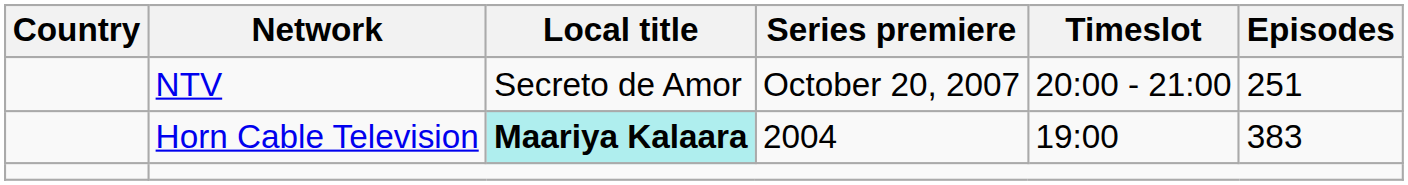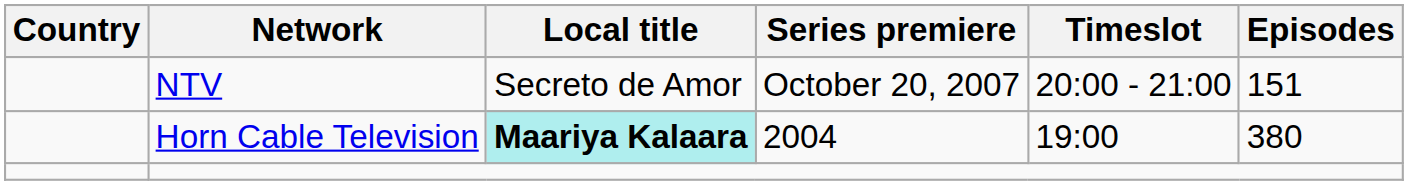(1275, 83) 251 -> (1275, 83) 151
(1275, 136) 383 -> (1275, 136) 380
